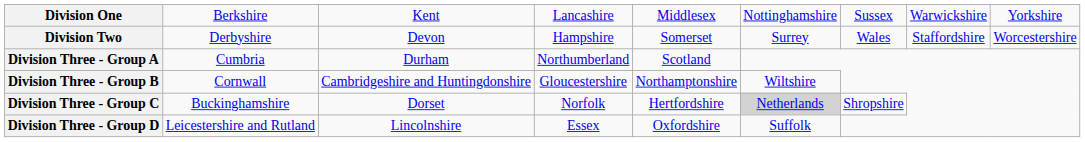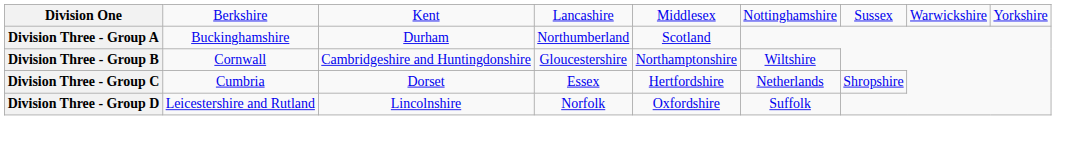- row: (83, 37)
(240, 59) Cumbria -> (240, 37) Buckinghamshire
(240, 103) Buckinghamshire -> (240, 81) Cumbria
(583, 103) Norfolk -> (583, 81) Essex
(790, 103) lightgrey background -> (790, 81) no background
(583, 125) Essex -> (583, 103) Norfolk
